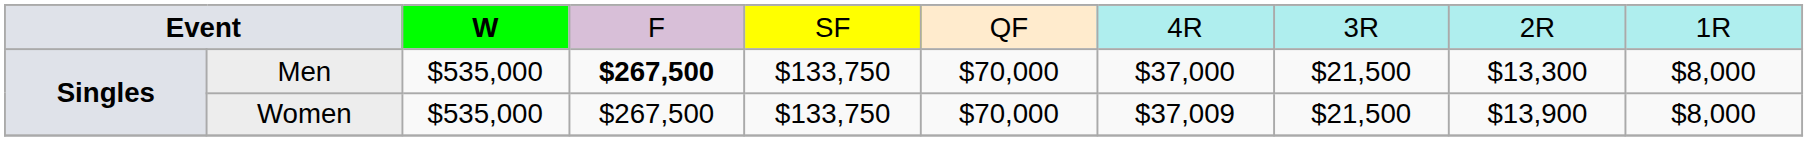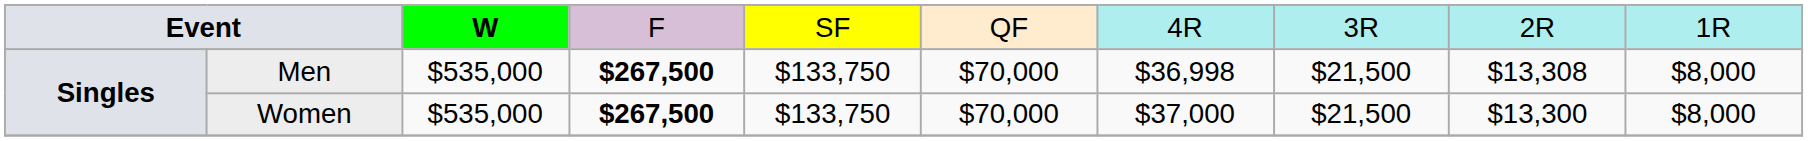(1185, 71) $37,000 -> (1185, 71) $36,998
(1537, 71) $13,300 -> (1537, 71) $13,308
(657, 115) normal -> (657, 115) bold
(1185, 115) $37,009 -> (1185, 115) $37,000
(1537, 115) $13,900 -> (1537, 115) $13,300
